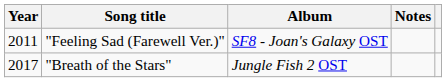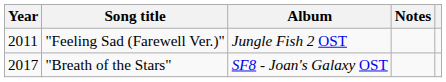(310, 40) SF8 - Joan's Galaxy OST -> (289, 40) Jungle Fish 2 OST
(289, 64) Jungle Fish 2 OST -> (310, 64) SF8 - Joan's Galaxy OST
